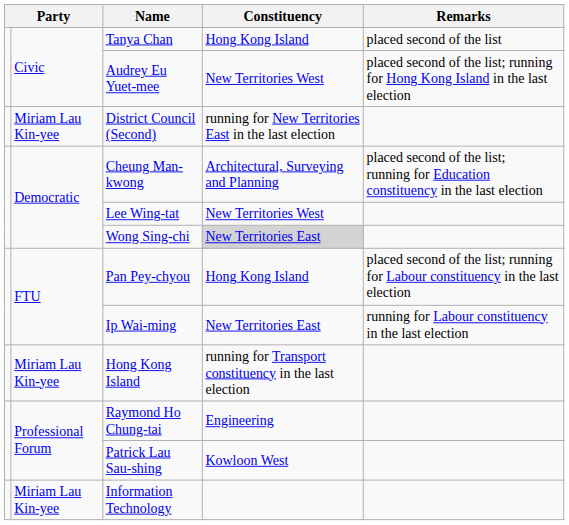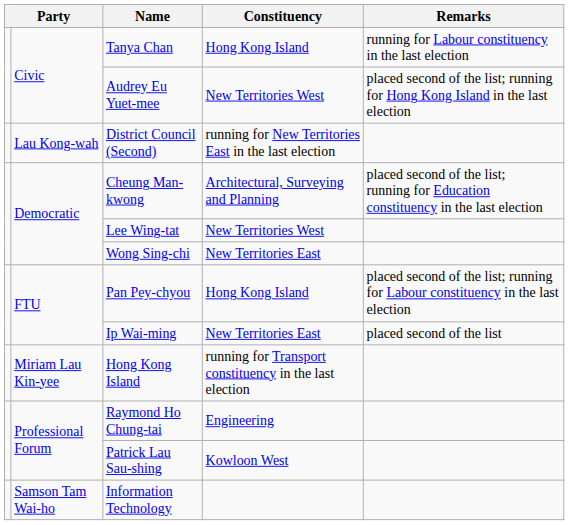(434, 39) placed second of the list -> (457, 47) running for Labour constituency in the last election
(48, 126) Miriam Lau Kin-yee -> (56, 143) Lau Kong-wah
(263, 237) lightgrey background -> (263, 253) no background
(457, 324) running for Labour constituency in the last election -> (434, 333) placed second of the list
(48, 499) Miriam Lau Kin-yee -> (50, 499) Samson Tam Wai-ho
